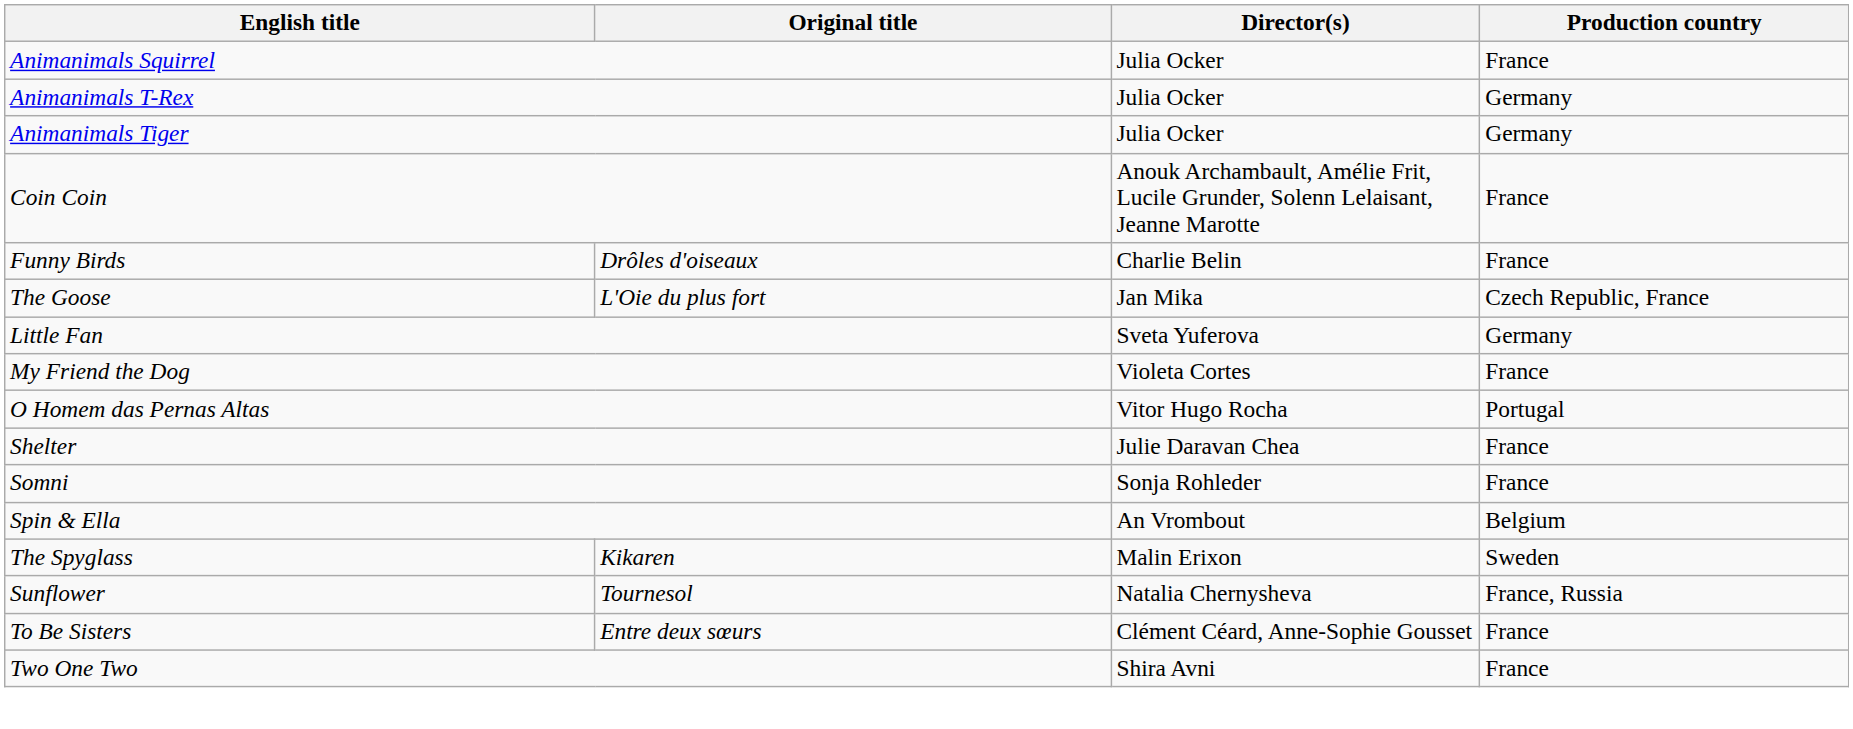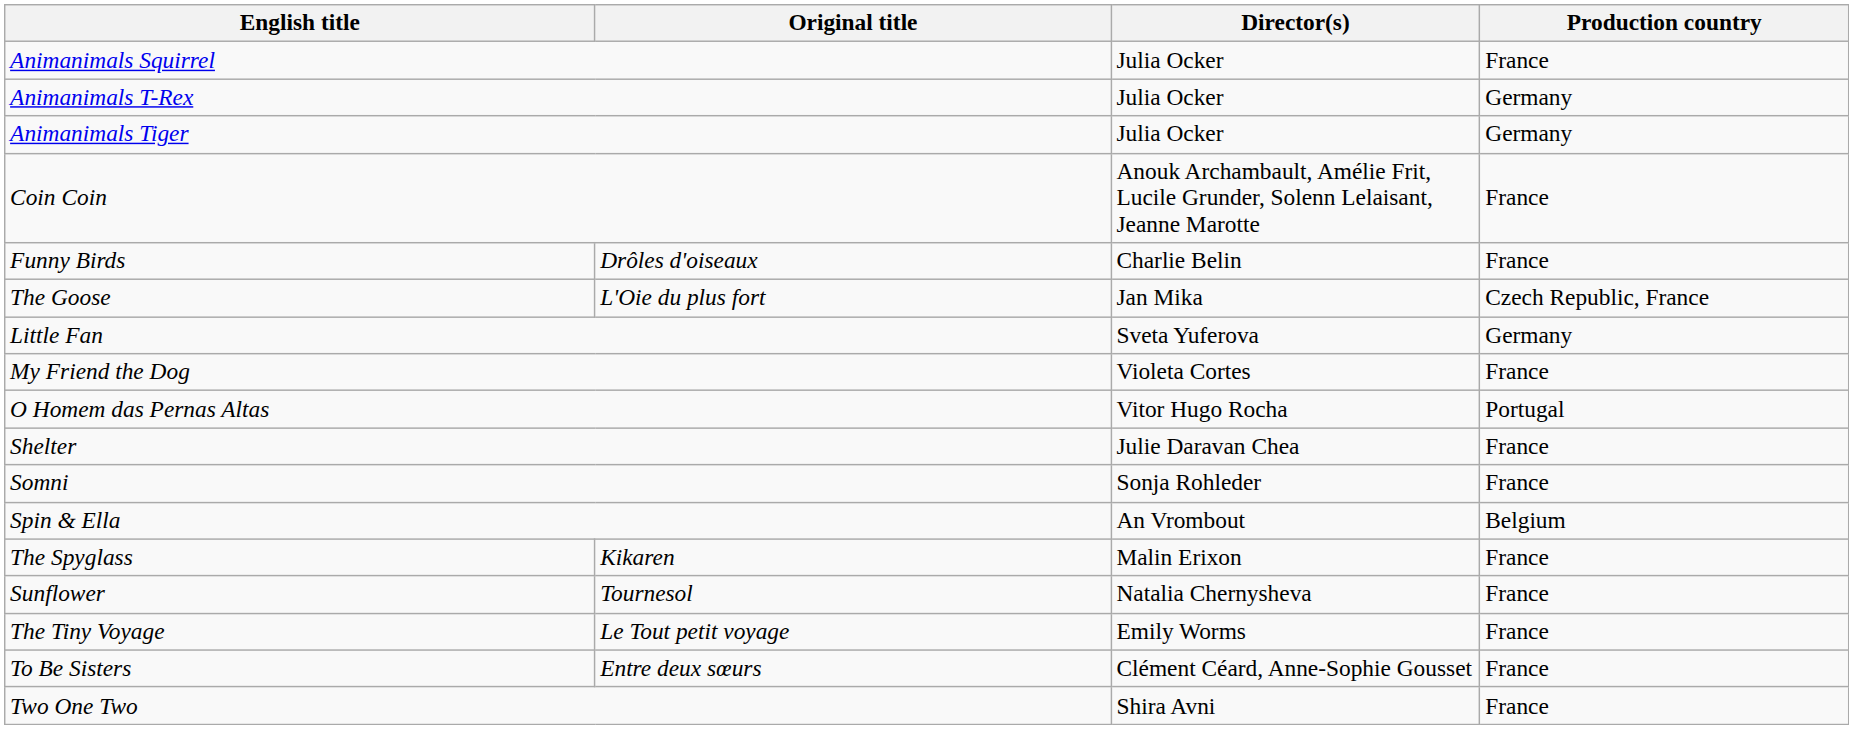(1522, 557) Sweden -> (1517, 557) France
(1554, 594) France, Russia -> (1517, 594) France
+ row: (87, 631)
